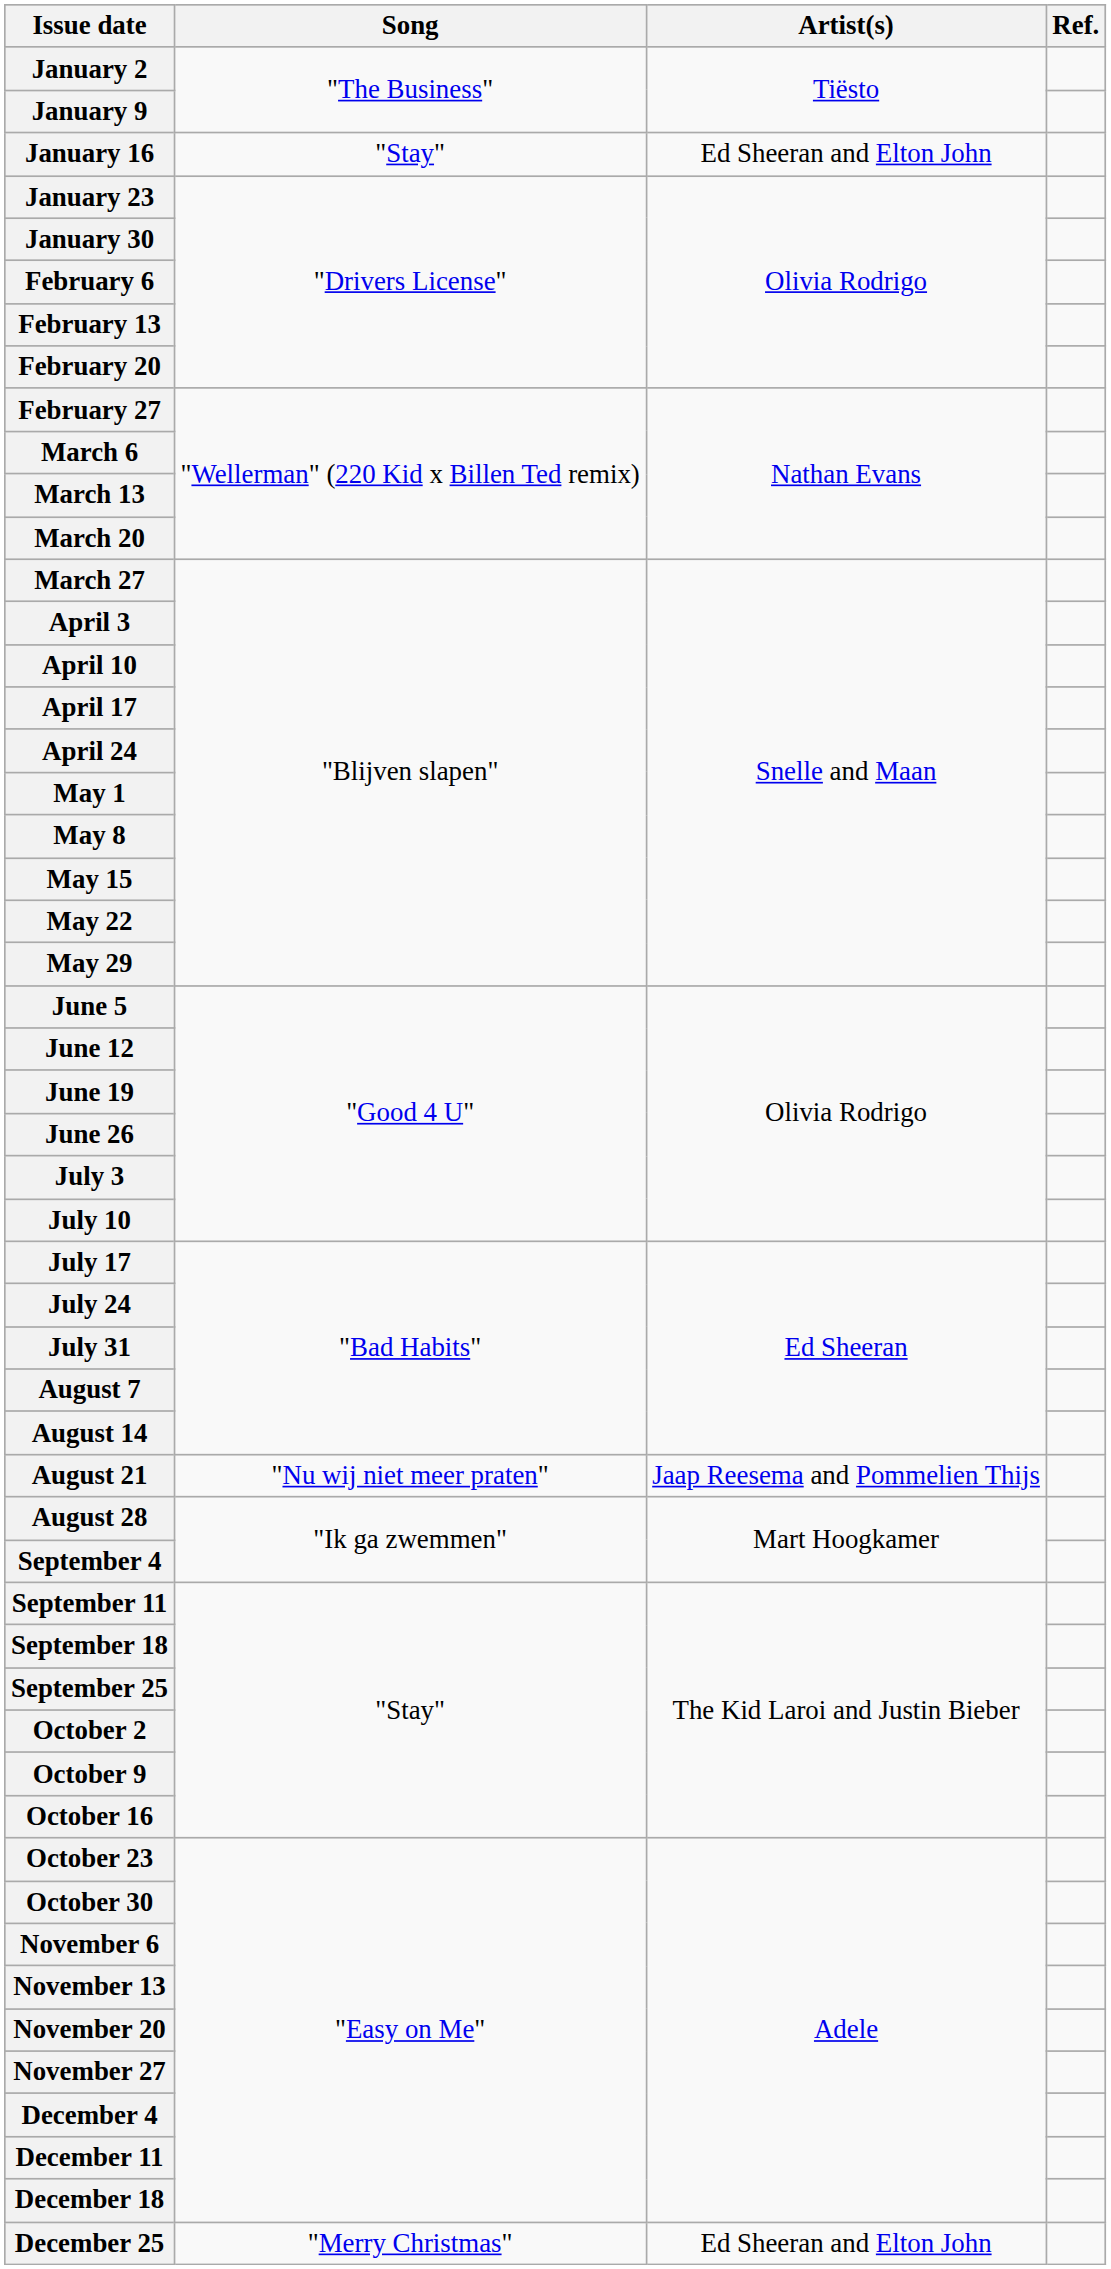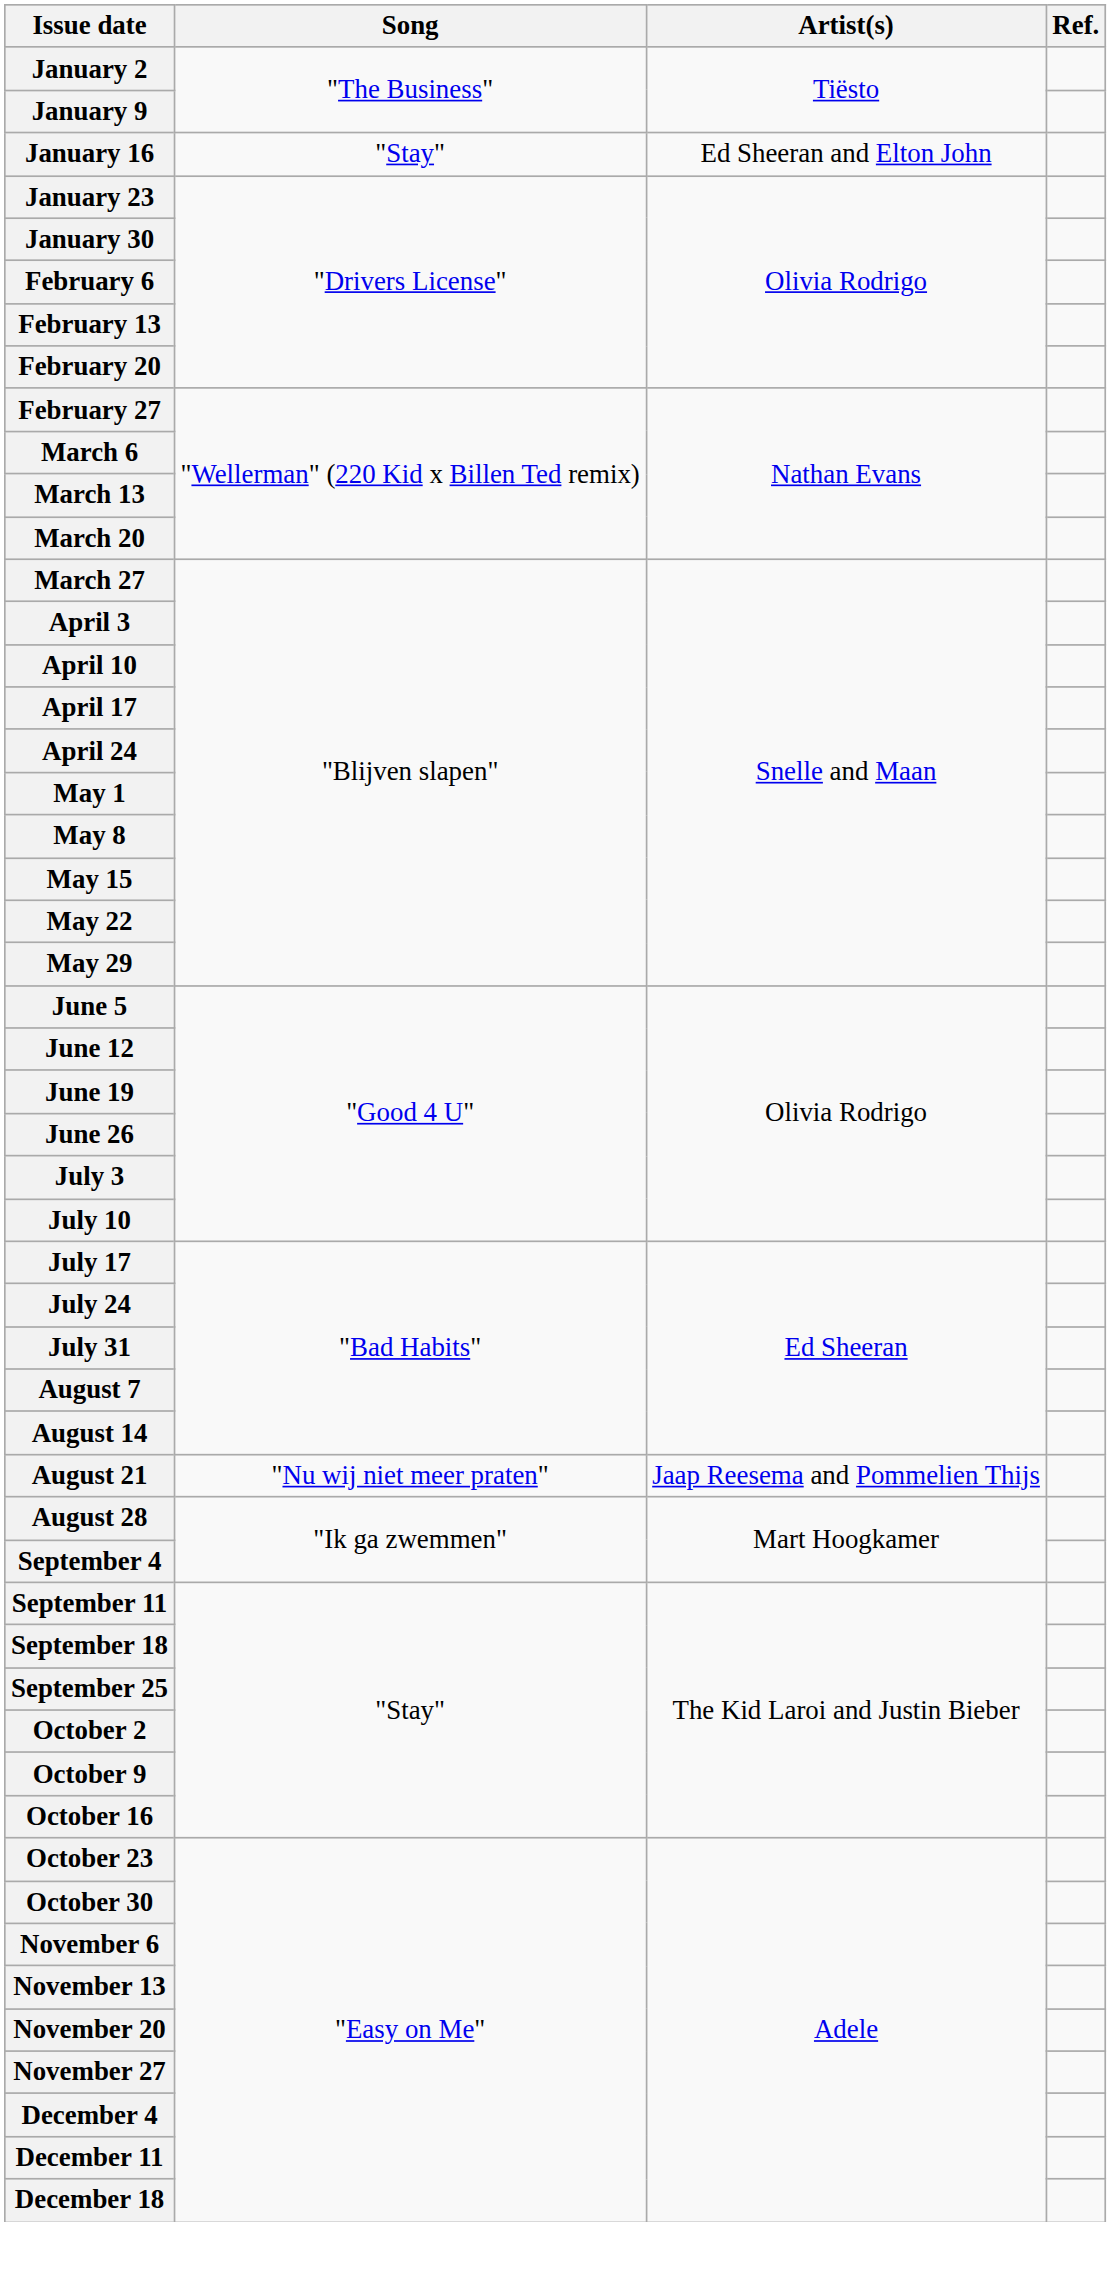- row: (90, 2242)
